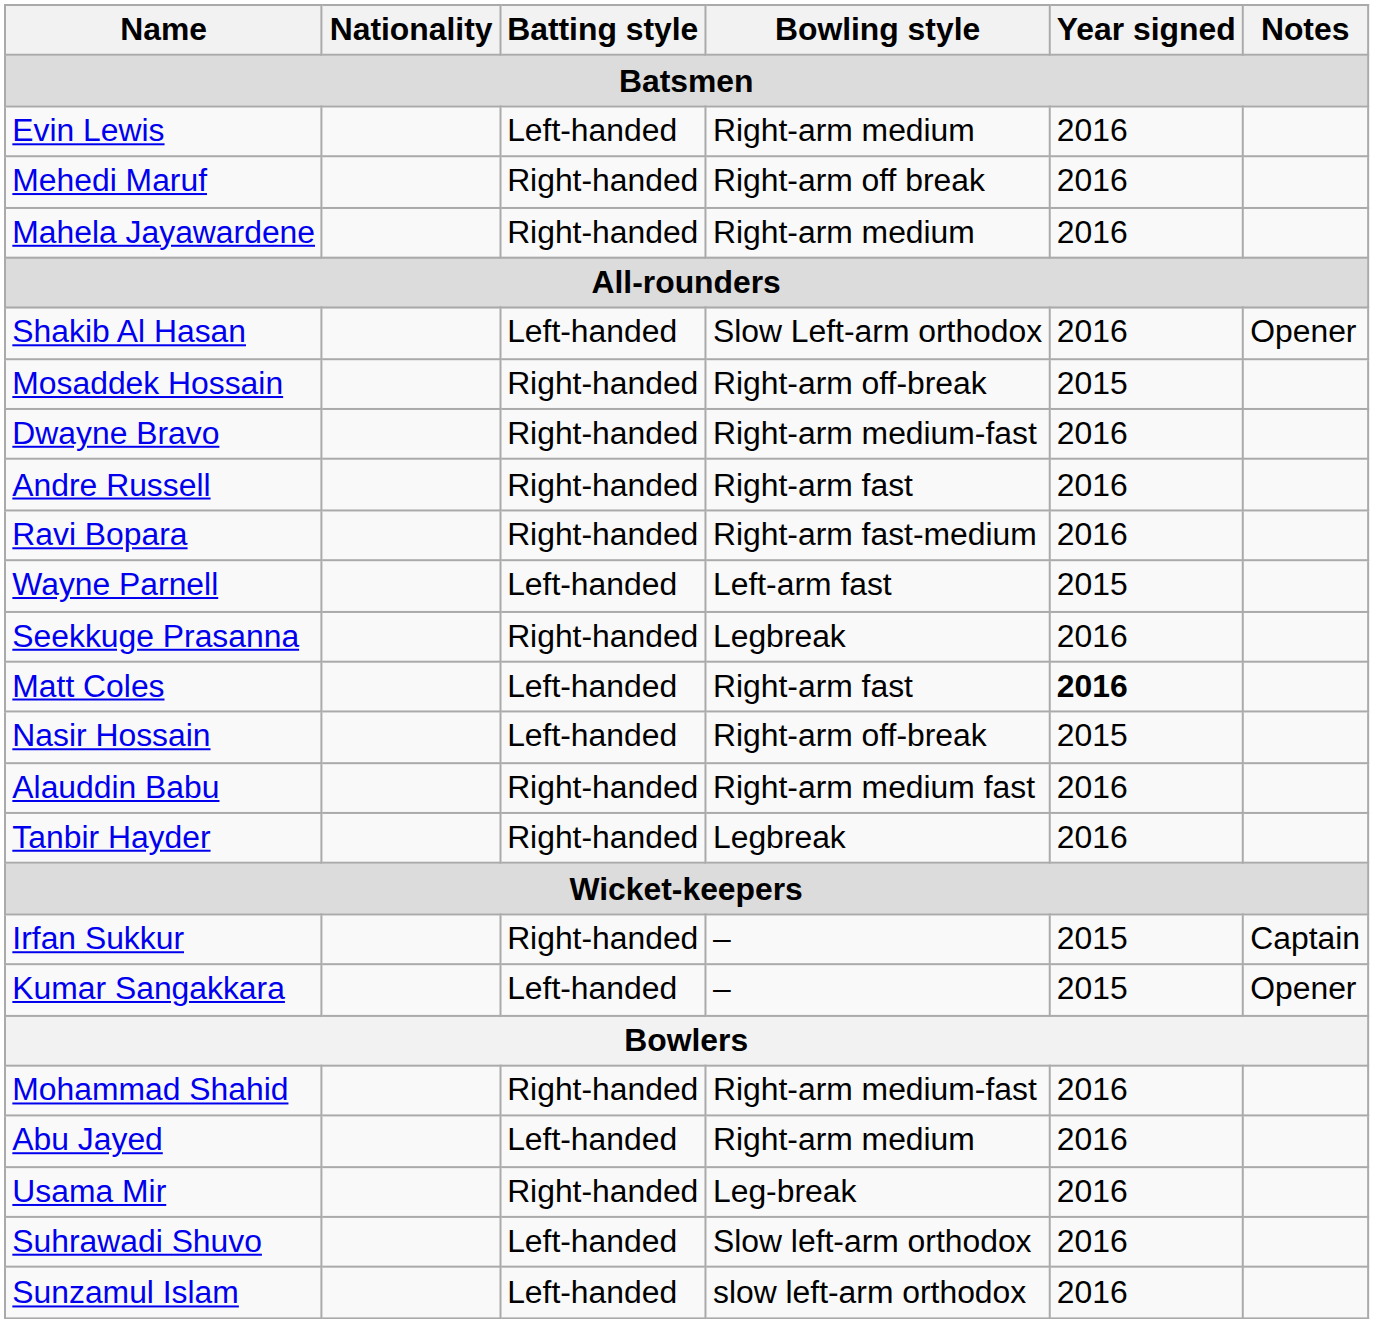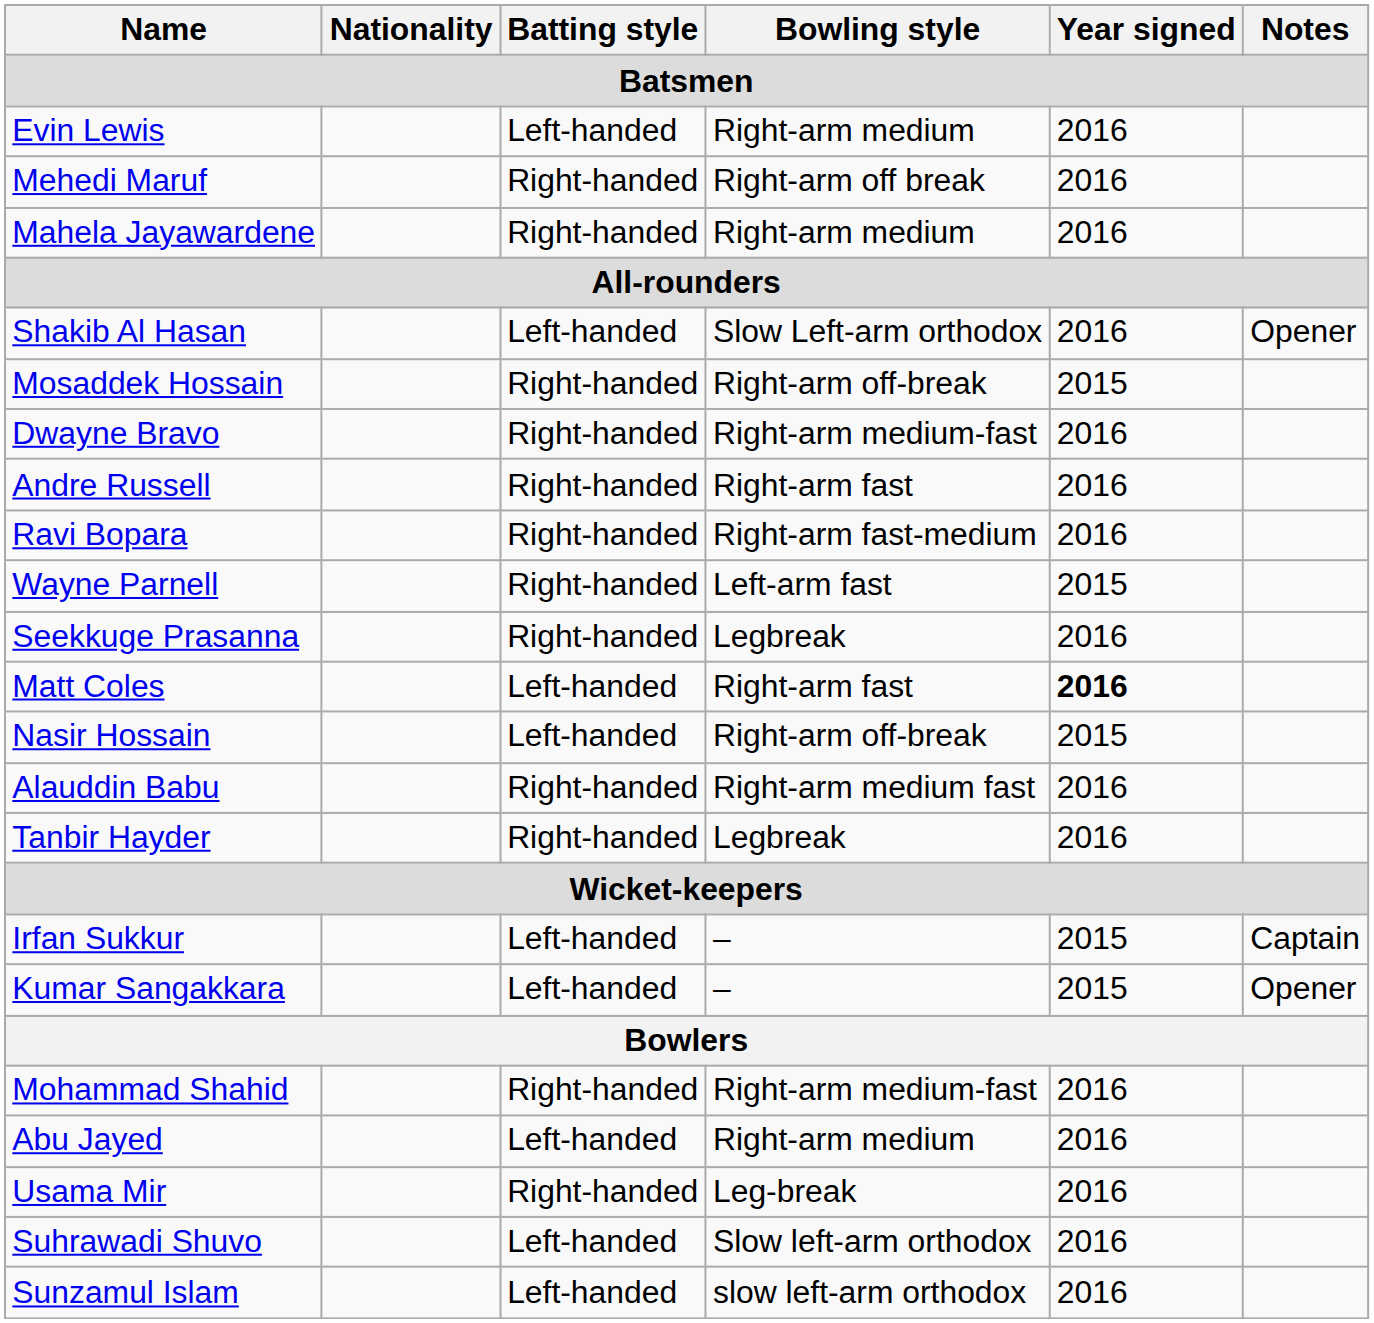(592, 585) Left-handed -> (603, 585) Right-handed
(603, 938) Right-handed -> (592, 938) Left-handed
